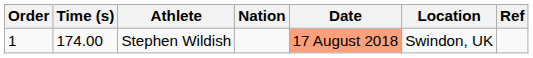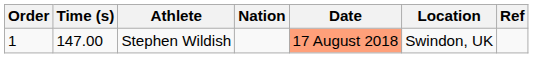(80, 40) 174.00 -> (80, 40) 147.00
